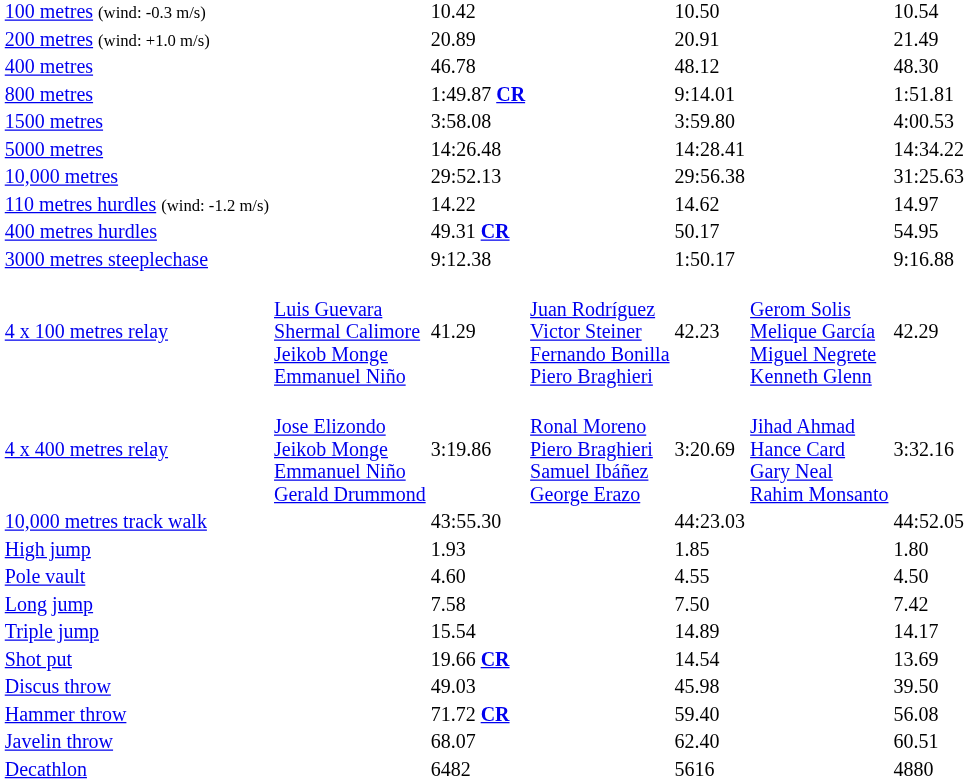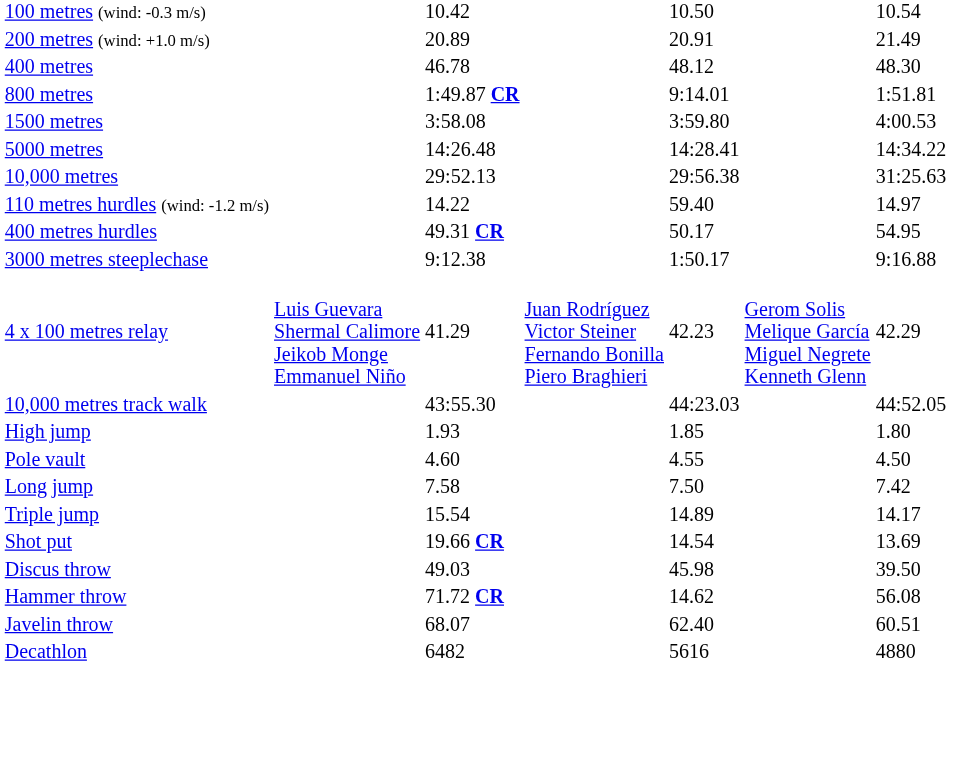(697, 204) 14.62 -> (691, 204) 59.40
- row: (86, 449)
(697, 714) 59.40 -> (691, 596) 14.62
